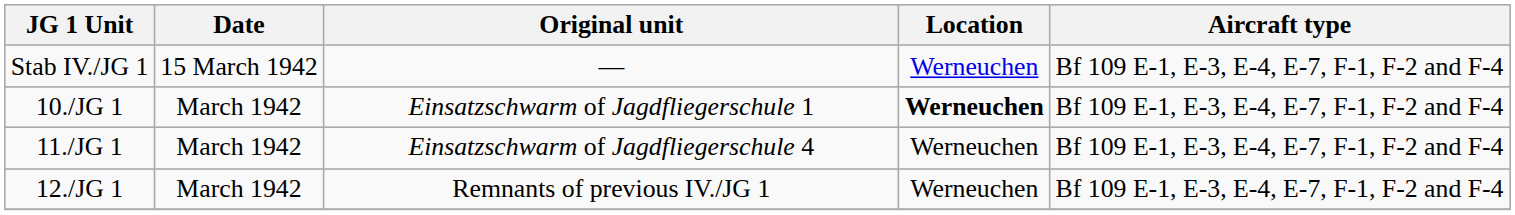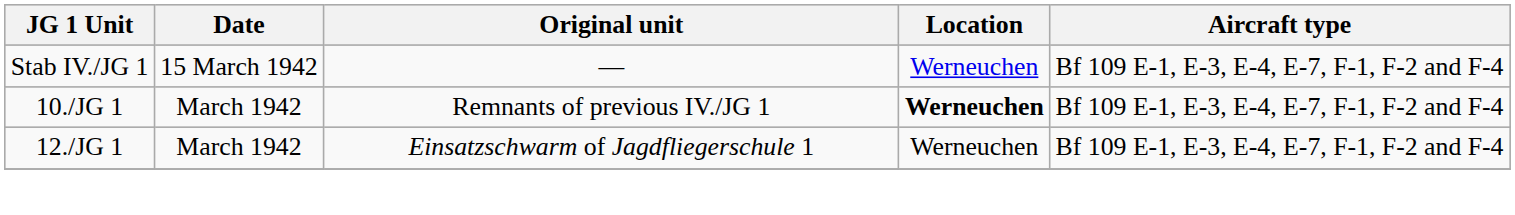(611, 106) Einsatzschwarm of Jagdfliegerschule 1 -> (611, 106) Remnants of previous IV./JG 1
- row: (80, 147)
(611, 188) Remnants of previous IV./JG 1 -> (611, 147) Einsatzschwarm of Jagdfliegerschule 1
